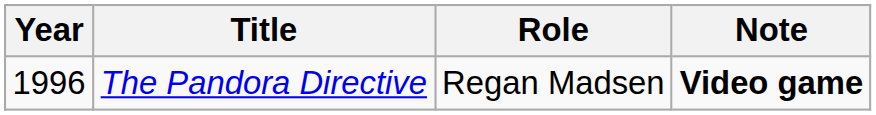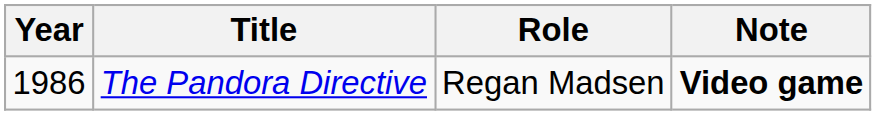(49, 82) 1996 -> (49, 82) 1986
